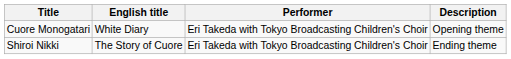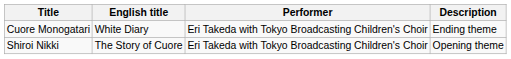(468, 29) Opening theme -> (465, 29) Ending theme
(465, 45) Ending theme -> (468, 45) Opening theme
